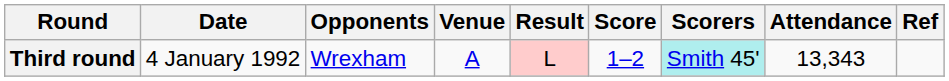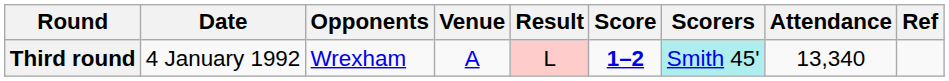(625, 57) normal -> (625, 57) bold
(831, 57) 13,343 -> (831, 57) 13,340
